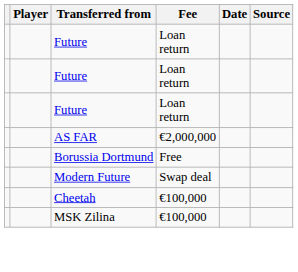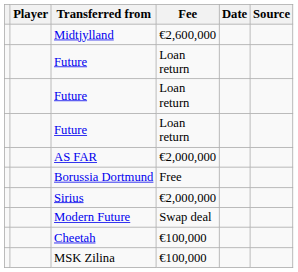+ row: (84, 34)
+ row: (69, 197)
